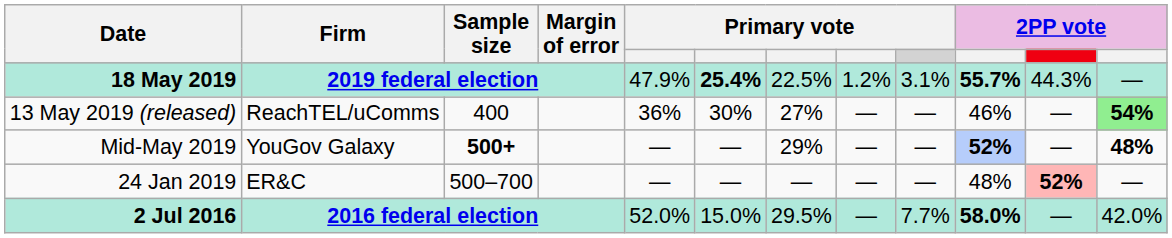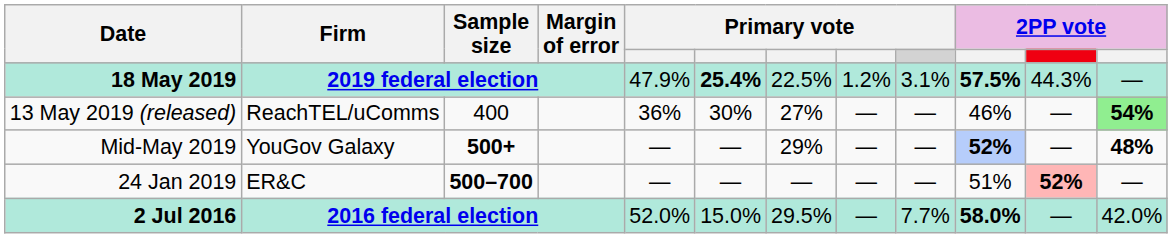(990, 80) 55.7% -> (990, 80) 57.5%
(491, 182) normal -> (491, 182) bold
(990, 182) 48% -> (990, 182) 51%
